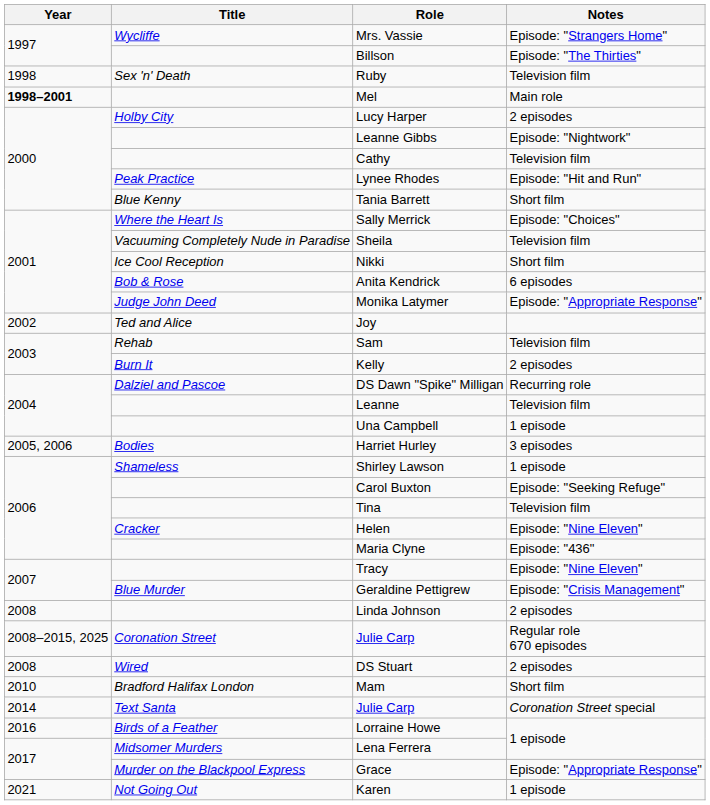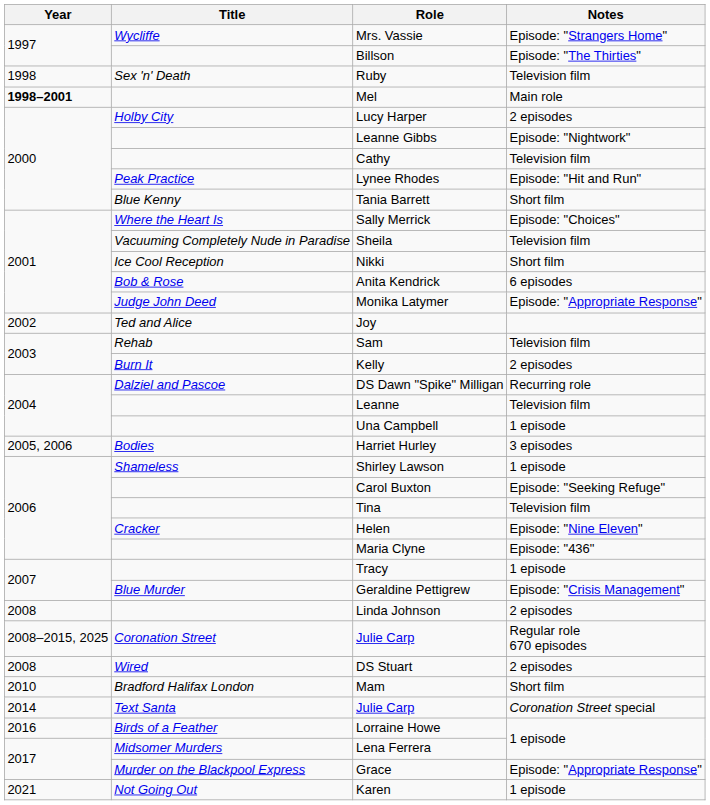(576, 569) Episode: "Nine Eleven" -> (538, 569) 1 episode
